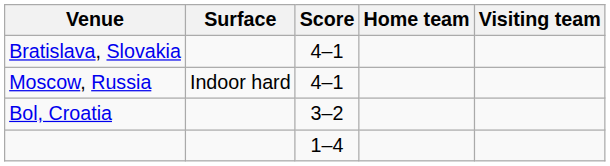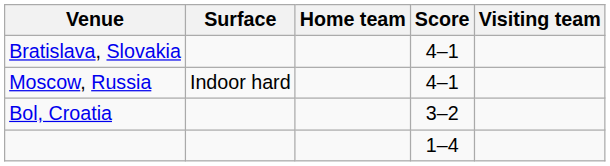columns swapped: (417, 20) <-> (327, 20)
